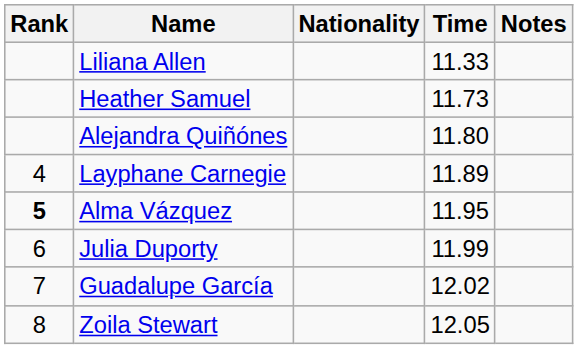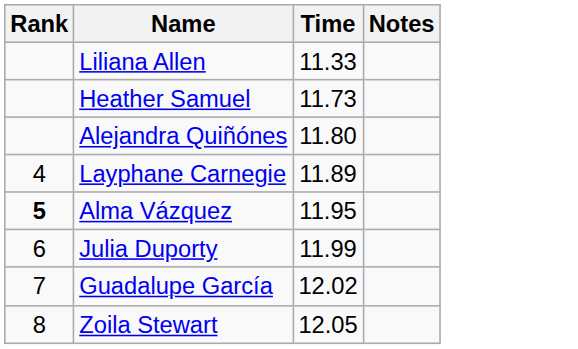- column: (359, 24)
